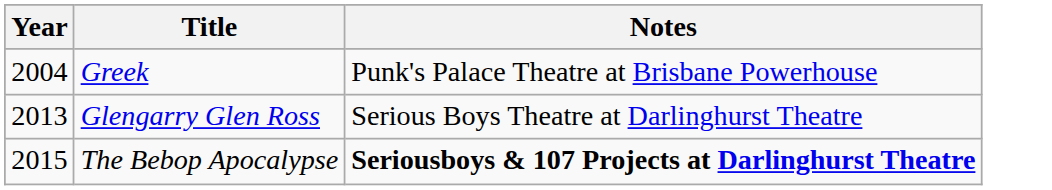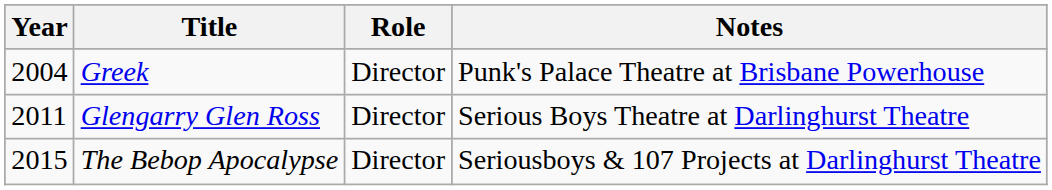+ column: (398, 26)
(40, 116) 2013 -> (39, 116) 2011
(663, 160) bold -> (749, 160) normal
